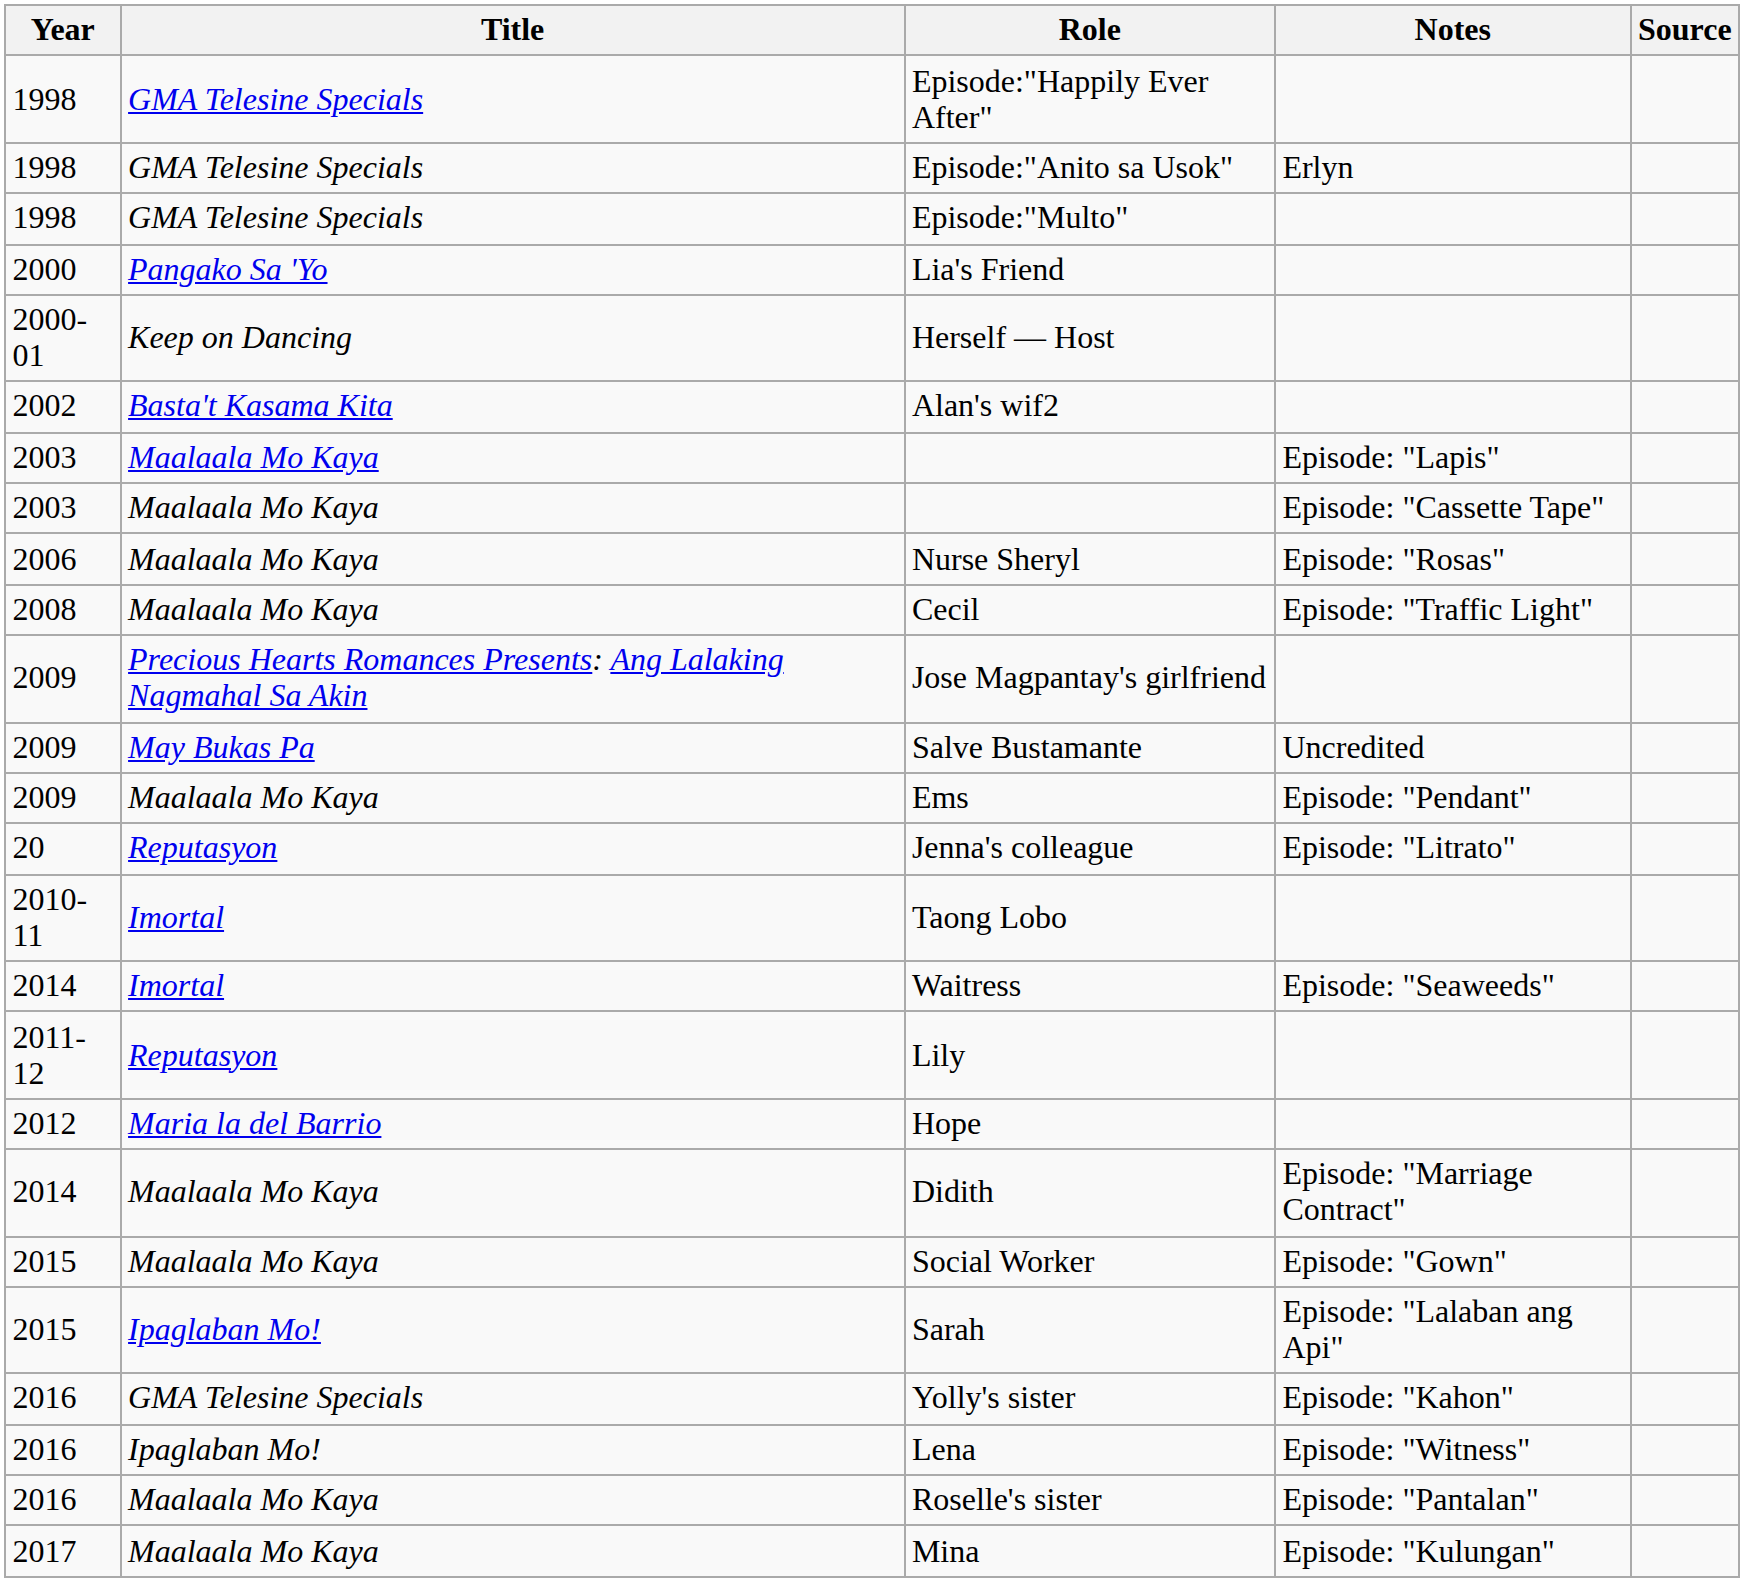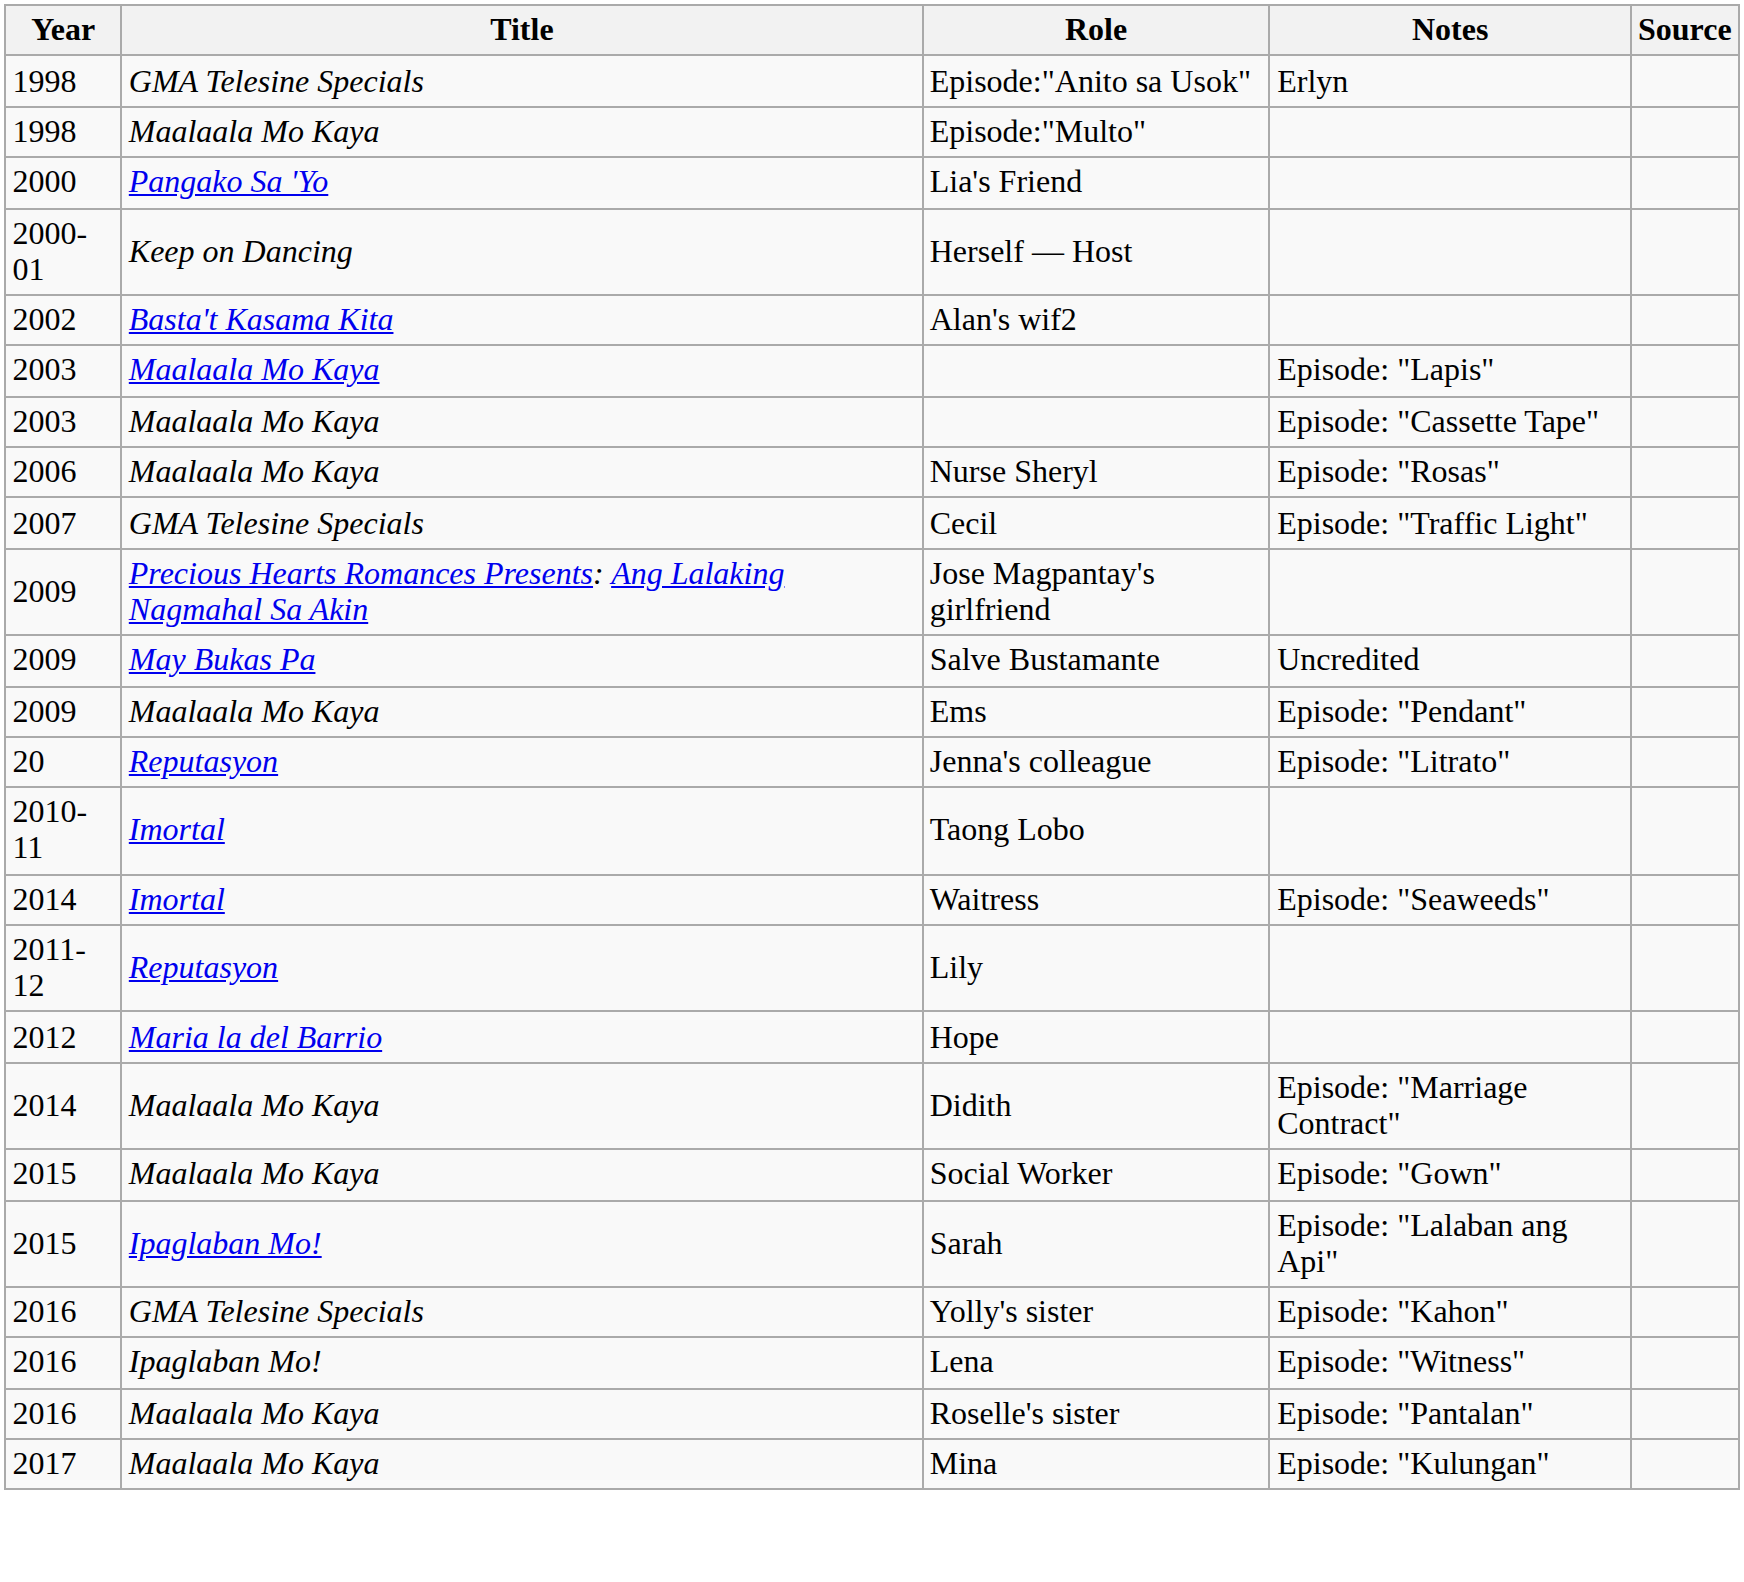- row: (1060, 98)
(276, 218) GMA Telesine Specials -> (254, 131) Maalaala Mo Kaya
(44, 609) 2008 -> (44, 522) 2007
(253, 609) Maalaala Mo Kaya -> (276, 522) GMA Telesine Specials
